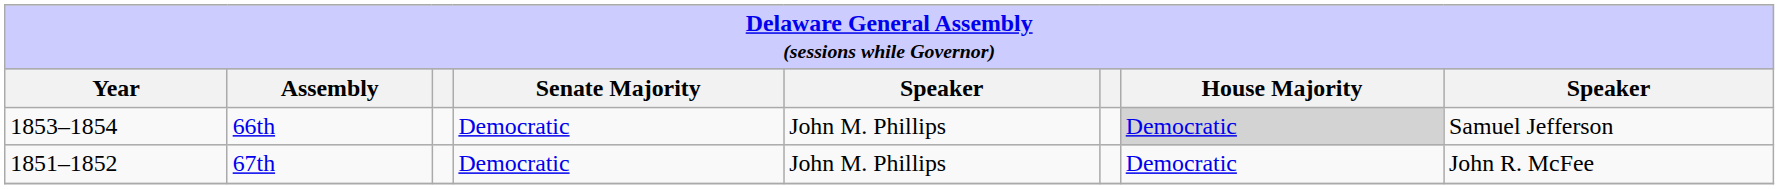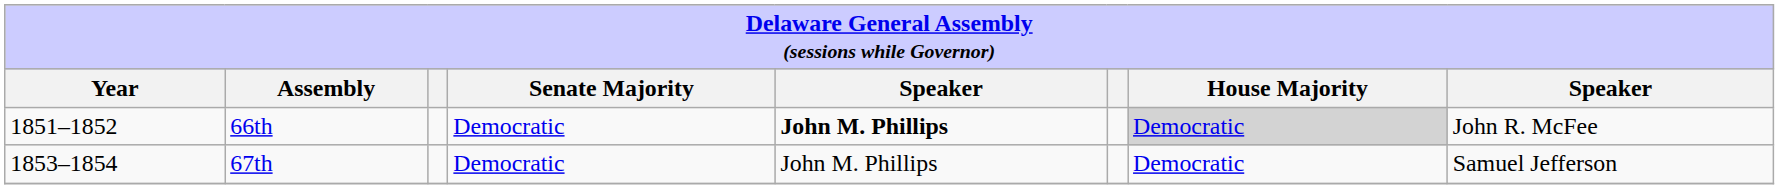(64, 125) 1853–1854 -> (64, 125) 1851–1852
(868, 125) normal -> (864, 125) bold
(1531, 125) Samuel Jefferson -> (1525, 125) John R. McFee
(64, 163) 1851–1852 -> (64, 163) 1853–1854
(1522, 163) John R. McFee -> (1535, 163) Samuel Jefferson
